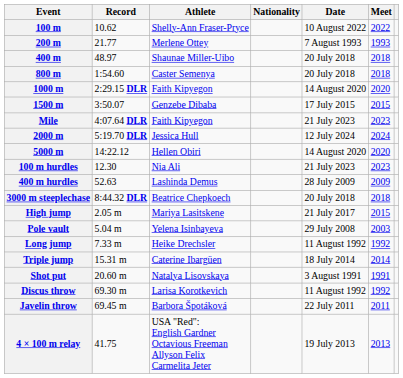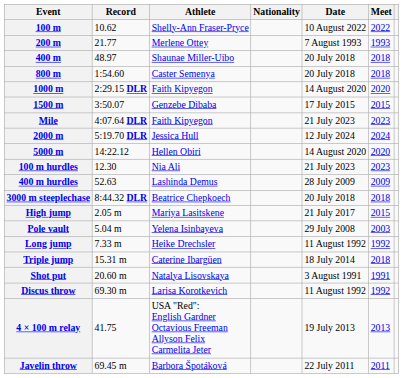(380, 259) 2014 -> (380, 259) 2018
rows swapped: (48, 306) <-> (48, 343)
